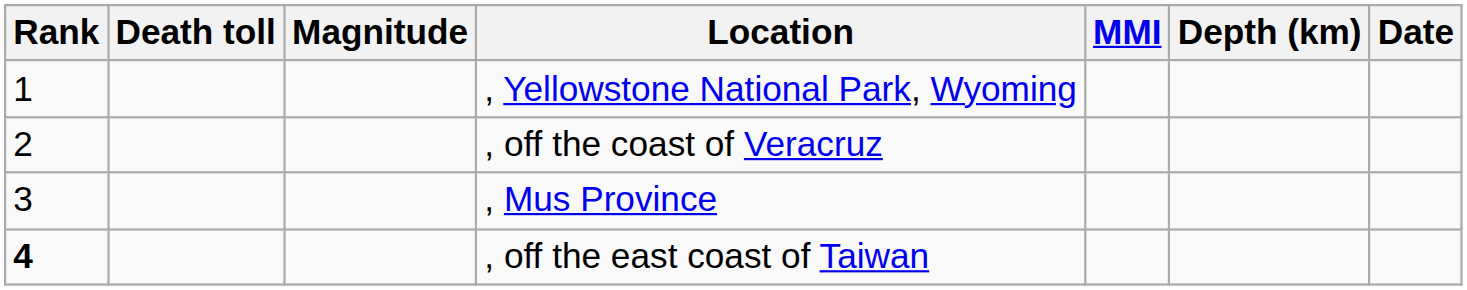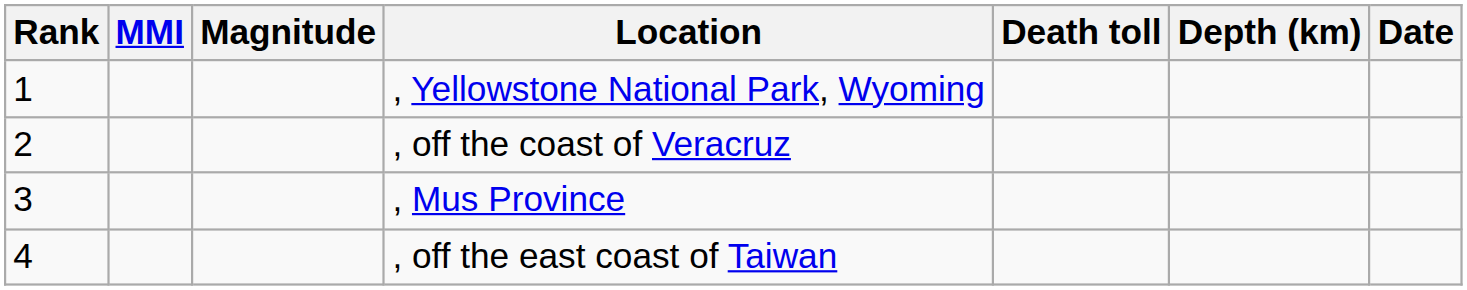columns swapped: (196, 32) <-> (1127, 32)
(23, 255) bold -> (23, 255) normal
